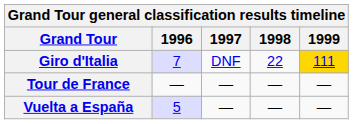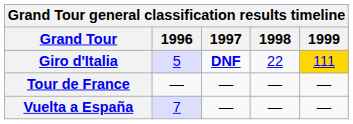(177, 61) 7 -> (177, 61) 5
(226, 61) normal -> (226, 61) bold
(177, 107) 5 -> (177, 107) 7
